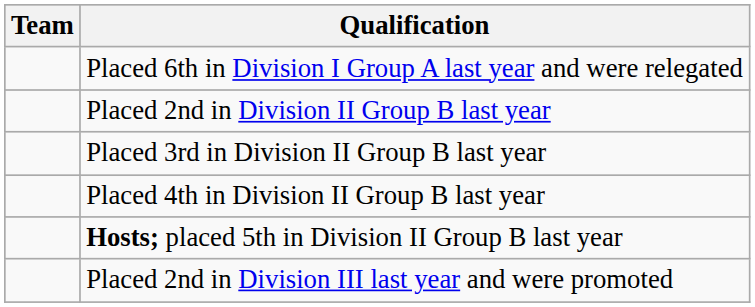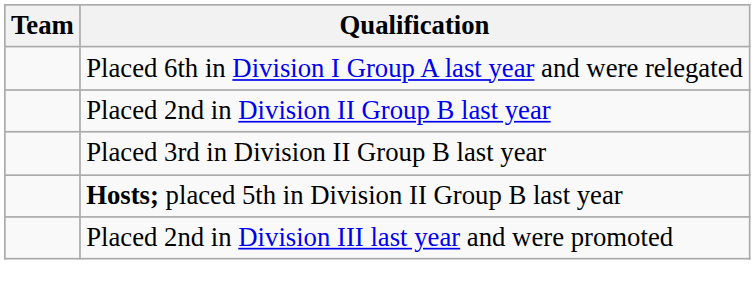- row: (315, 195)
